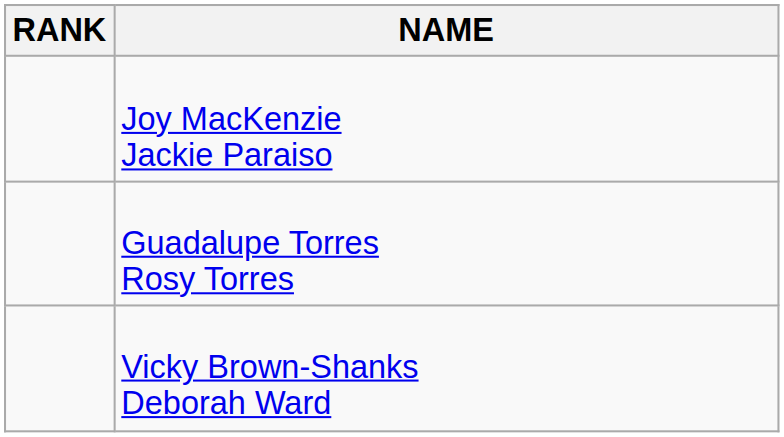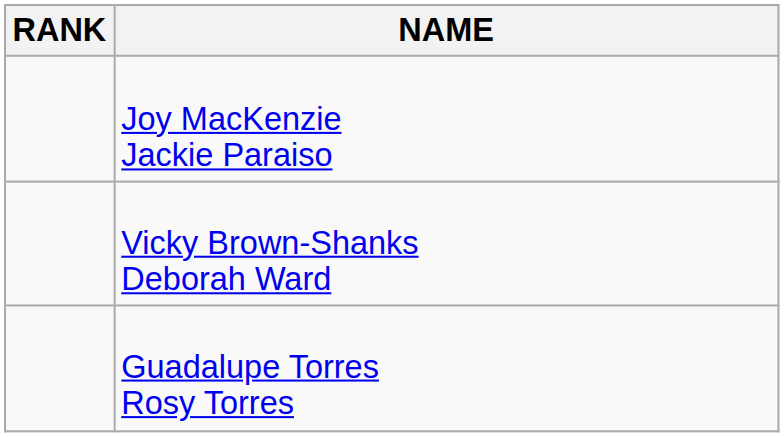rows swapped: (270, 385) <-> (250, 261)
